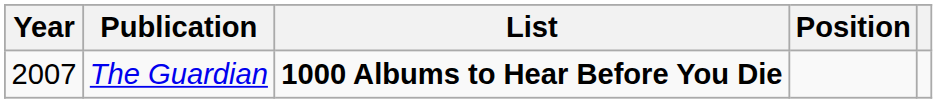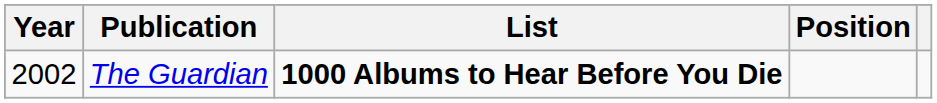(44, 73) 2007 -> (44, 73) 2002
